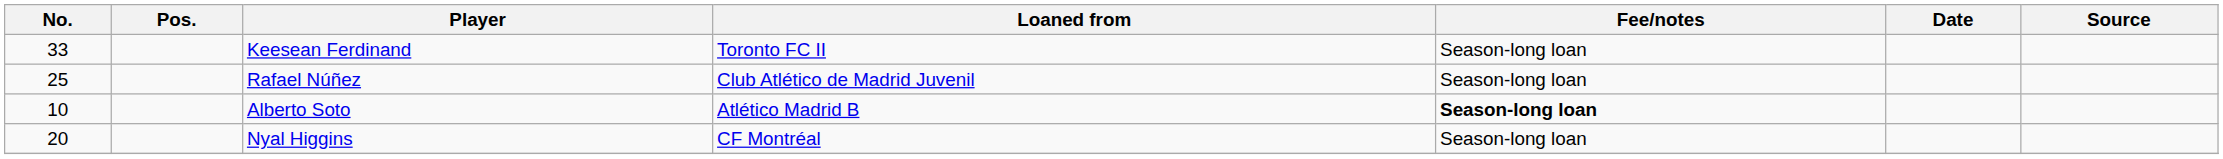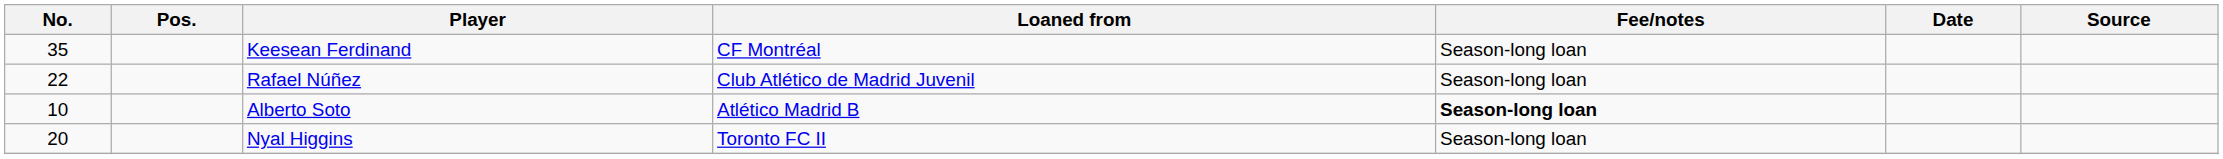(58, 50) 33 -> (58, 50) 35
(772, 50) Toronto FC II -> (769, 50) CF Montréal
(58, 79) 25 -> (58, 79) 22
(769, 139) CF Montréal -> (772, 139) Toronto FC II
